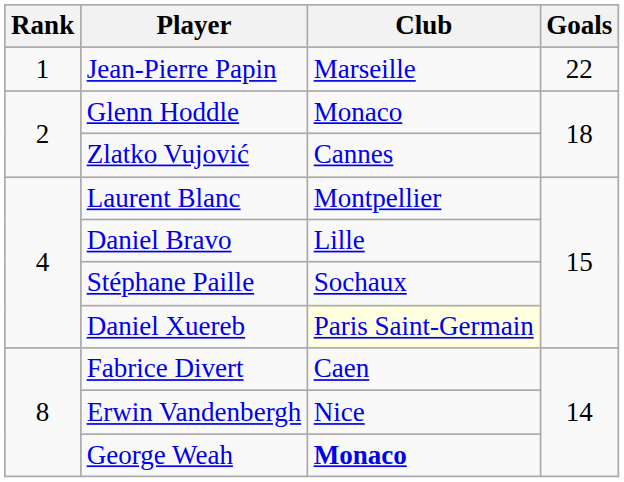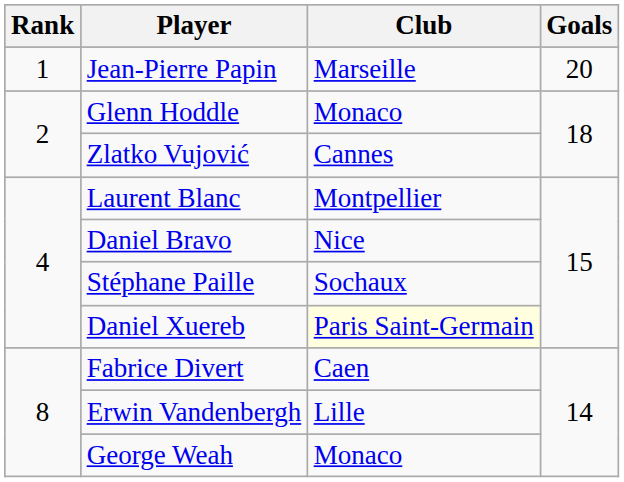(579, 68) 22 -> (579, 68) 20
(339, 240) Lille -> (339, 240) Nice
(339, 411) Nice -> (339, 411) Lille
(360, 454) bold -> (358, 454) normal
